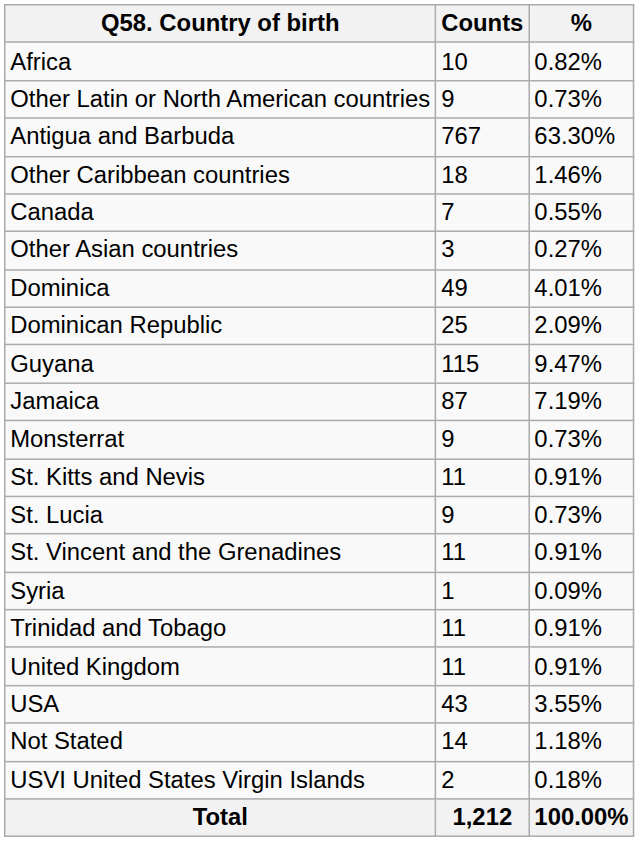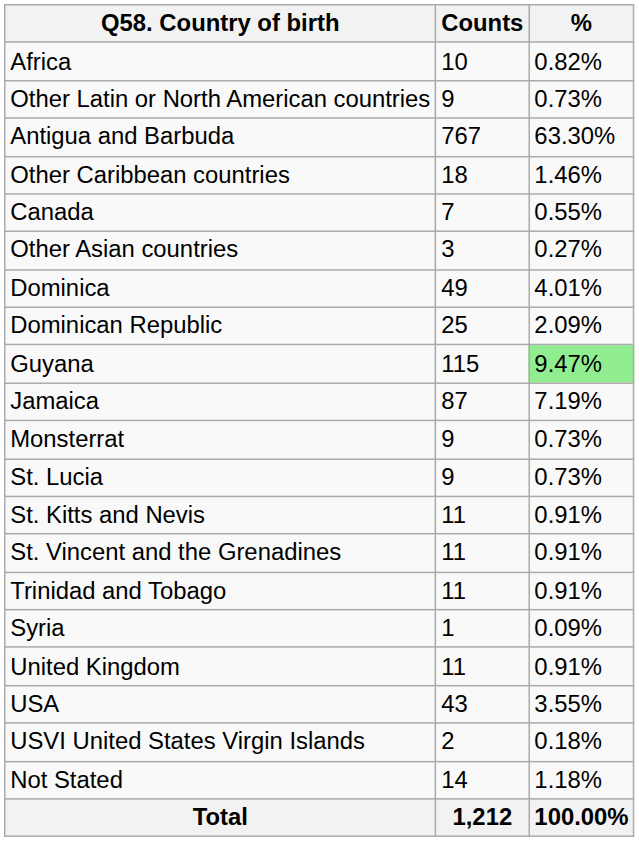(568, 363) no background -> (568, 363) lightgreen background
rows swapped: (108, 477) <-> (57, 514)
rows swapped: (37, 590) <-> (118, 628)
rows swapped: (188, 779) <-> (67, 741)
